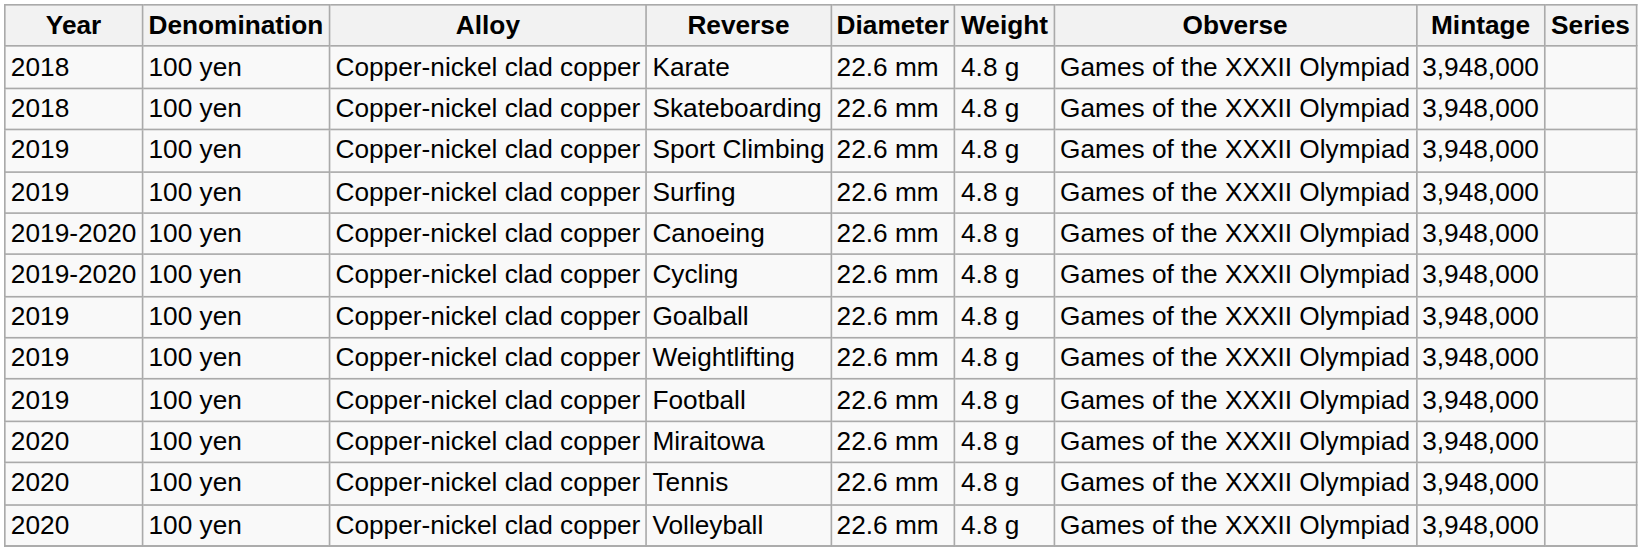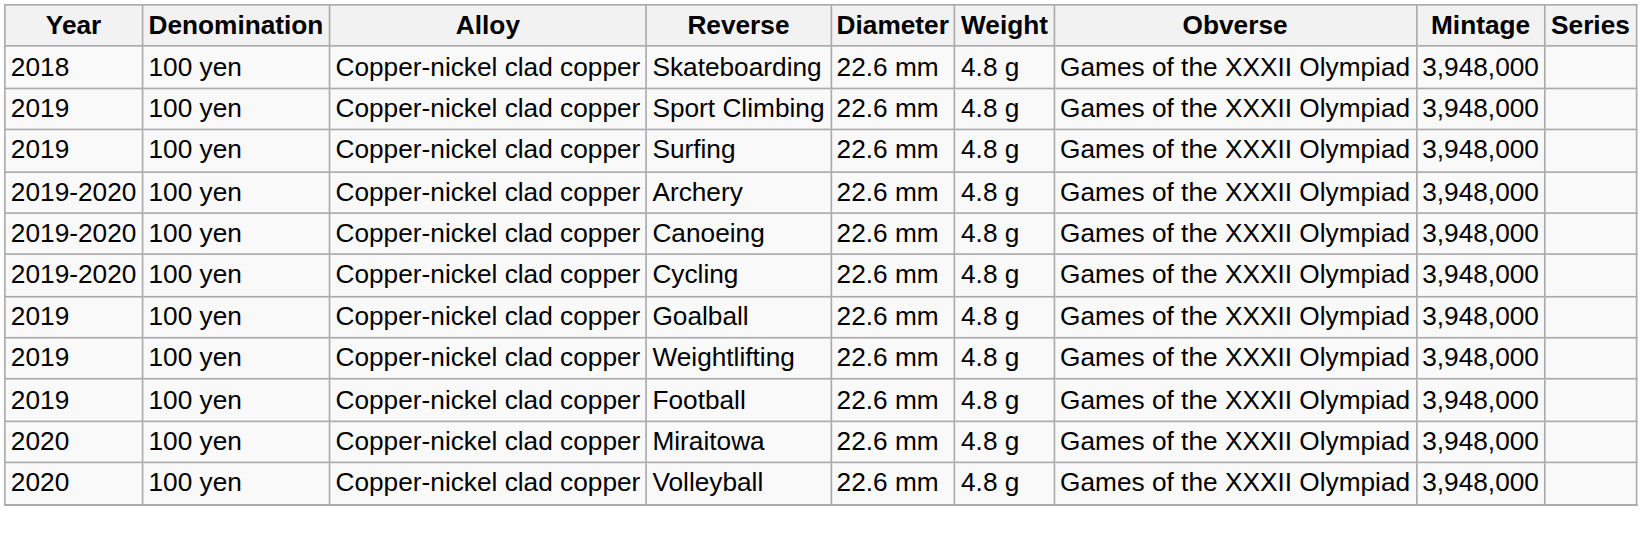- row: (691, 66)
+ row: (698, 191)
- row: (690, 483)
